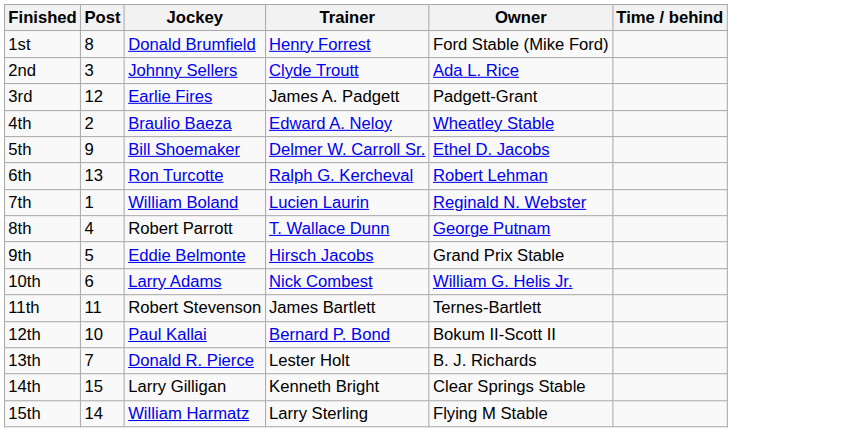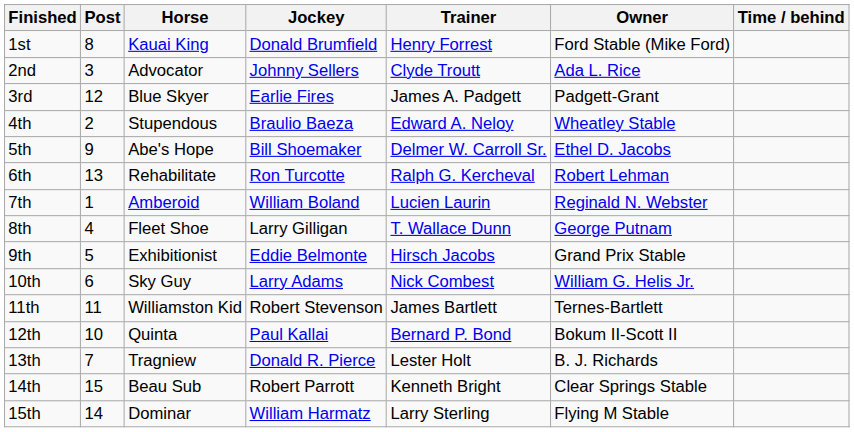+ column: (185, 17)
(180, 228) Robert Parrott -> (299, 228) Larry Gilligan
(177, 387) Larry Gilligan -> (302, 387) Robert Parrott
